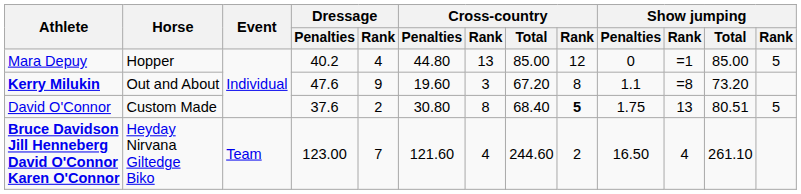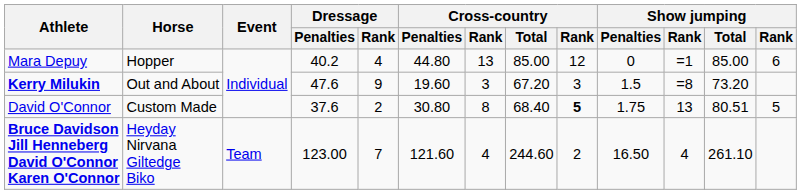(776, 61) 5 -> (776, 61) 6
(577, 84) 8 -> (577, 84) 3
(631, 84) 1.1 -> (631, 84) 1.5
